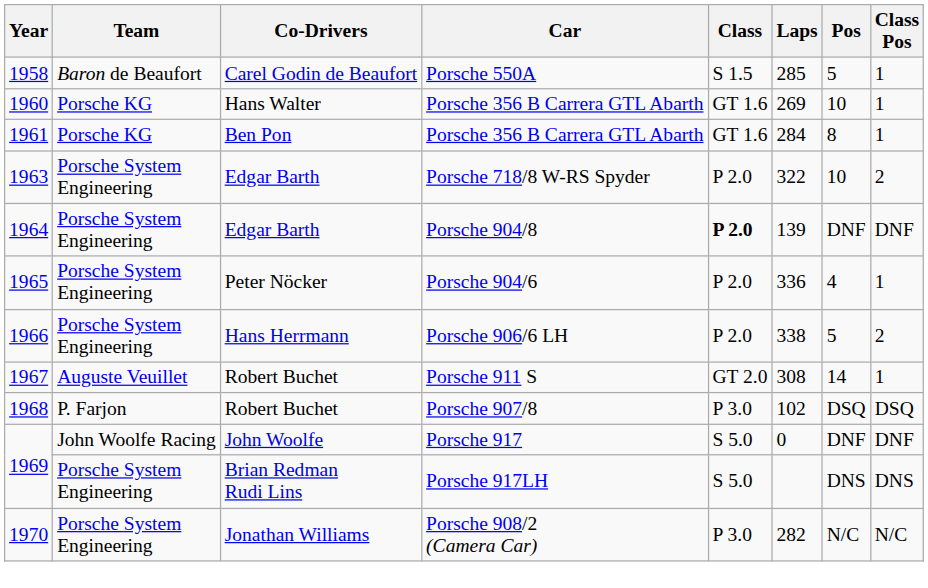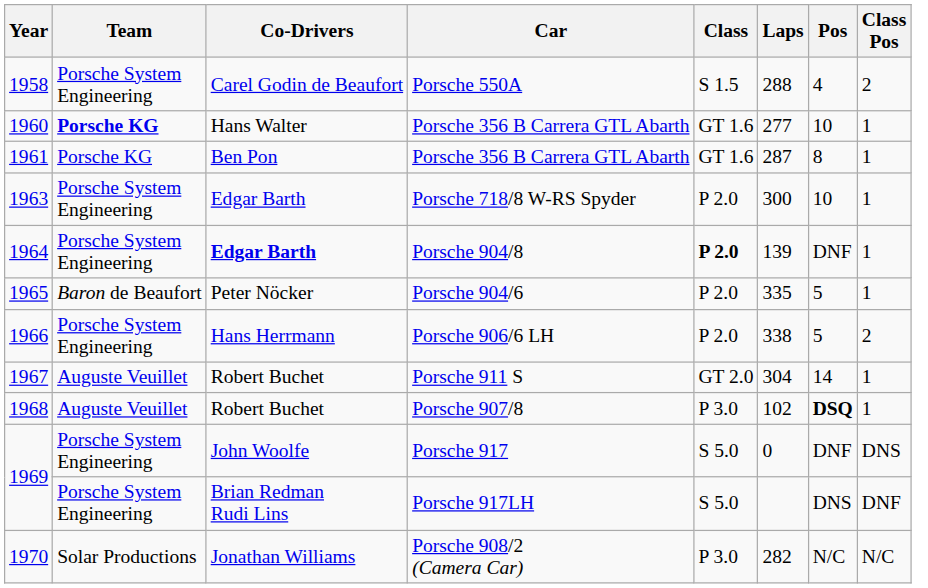(129, 72) Baron de Beaufort -> (119, 83) Porsche System Engineering
(791, 72) 285 -> (777, 83) 288
(832, 72) 5 -> (818, 83) 4
(880, 72) 1 -> (867, 83) 2
(105, 103) normal -> (108, 125) bold
(791, 103) 269 -> (777, 125) 277
(791, 134) 284 -> (777, 156) 287
(791, 176) 322 -> (777, 198) 300
(880, 176) 2 -> (867, 198) 1
(272, 229) normal -> (263, 251) bold
(894, 229) DNF -> (867, 251) 1
(119, 282) Porsche System Engineering -> (129, 293) Baron de Beaufort
(791, 282) 336 -> (777, 293) 335
(832, 282) 4 -> (818, 293) 5
(791, 377) 308 -> (777, 377) 304
(92, 408) P. Farjon -> (122, 408) Auguste Veuillet
(846, 408) normal -> (833, 408) bold
(894, 408) DSQ -> (867, 408) 1
(136, 439) John Woolfe Racing -> (119, 450) Porsche System Engineering
(894, 439) DNF -> (881, 450) DNS
(894, 481) DNS -> (881, 503) DNF
(119, 534) Porsche System Engineering -> (127, 556) Solar Productions
